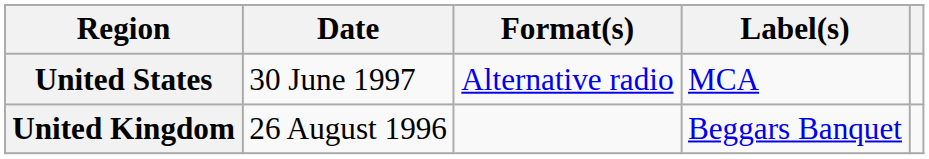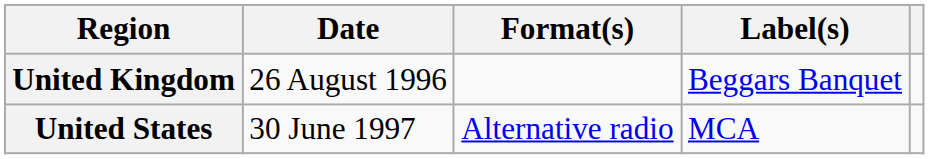rows swapped: (124, 128) <-> (124, 78)
